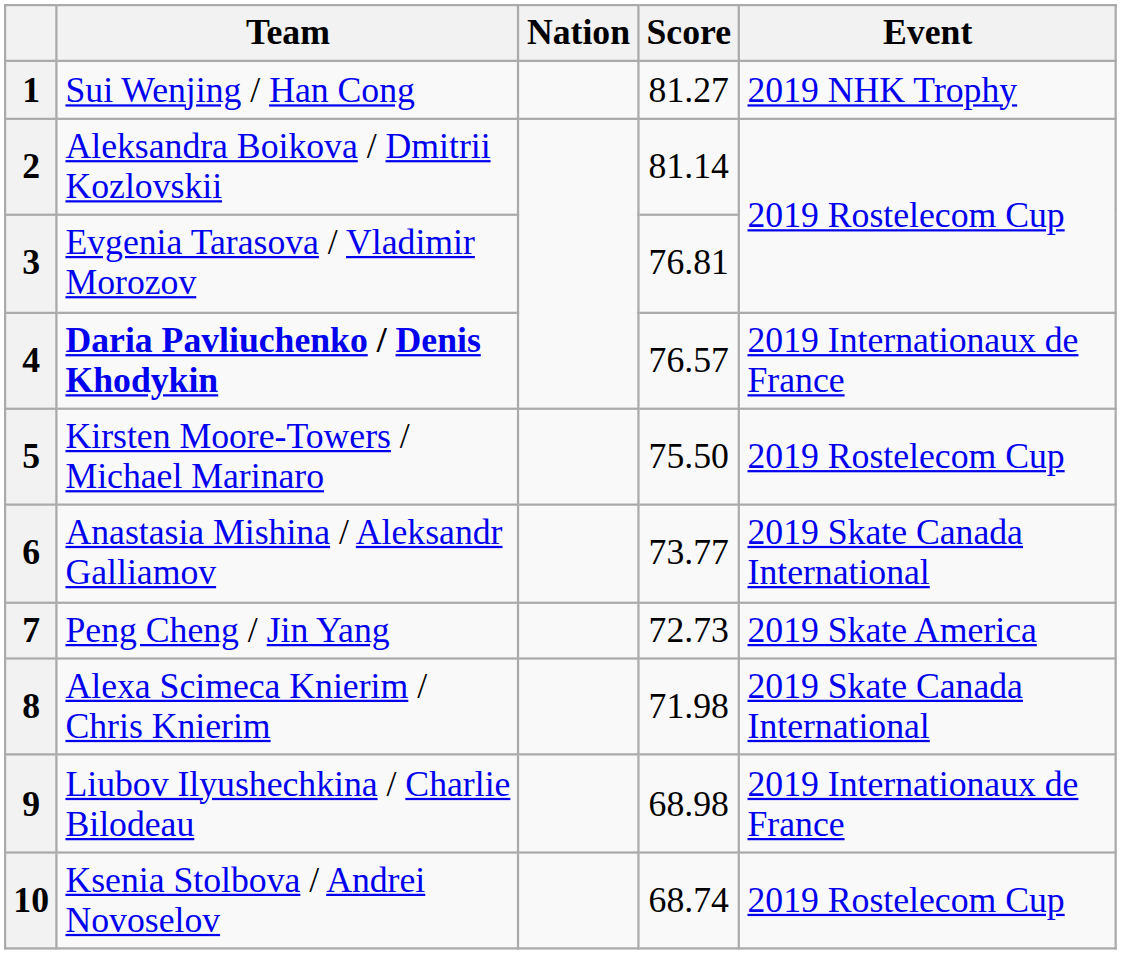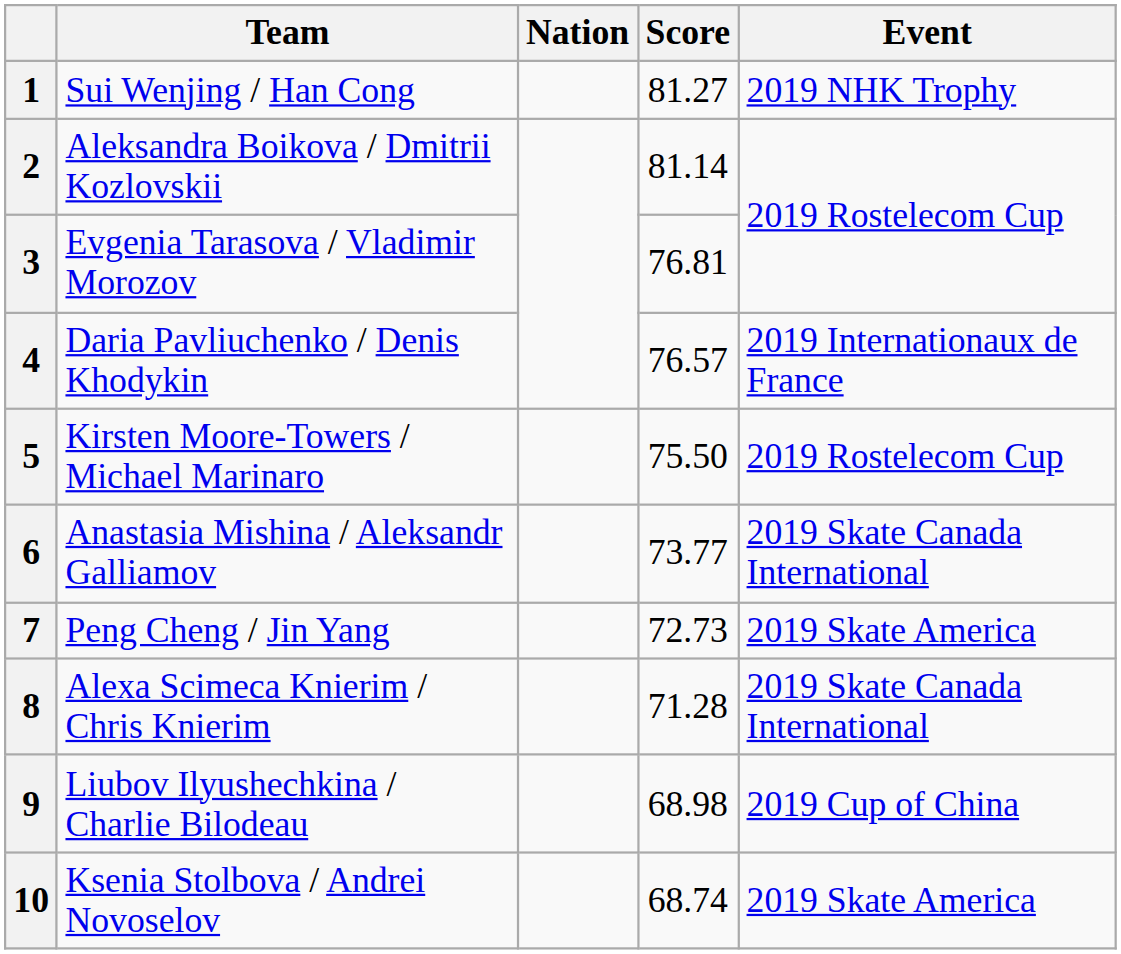(273, 359) bold -> (262, 359) normal
(689, 706) 71.98 -> (688, 706) 71.28
(913, 802) 2019 Internationaux de France -> (883, 802) 2019 Cup of China
(906, 899) 2019 Rostelecom Cup -> (891, 899) 2019 Skate America
